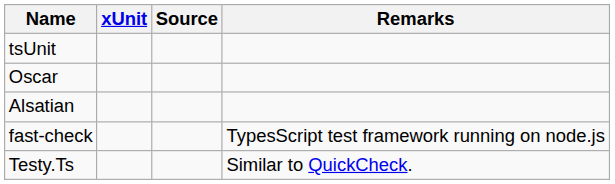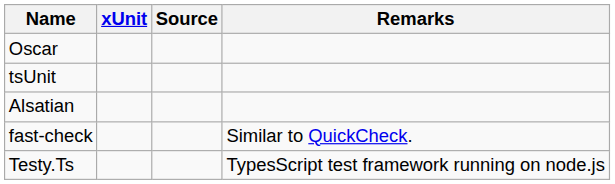rows swapped: (32, 48) <-> (33, 77)
(416, 135) TypesScript test framework running on node.js -> (320, 135) Similar to QuickCheck.
(320, 164) Similar to QuickCheck. -> (416, 164) TypesScript test framework running on node.js
